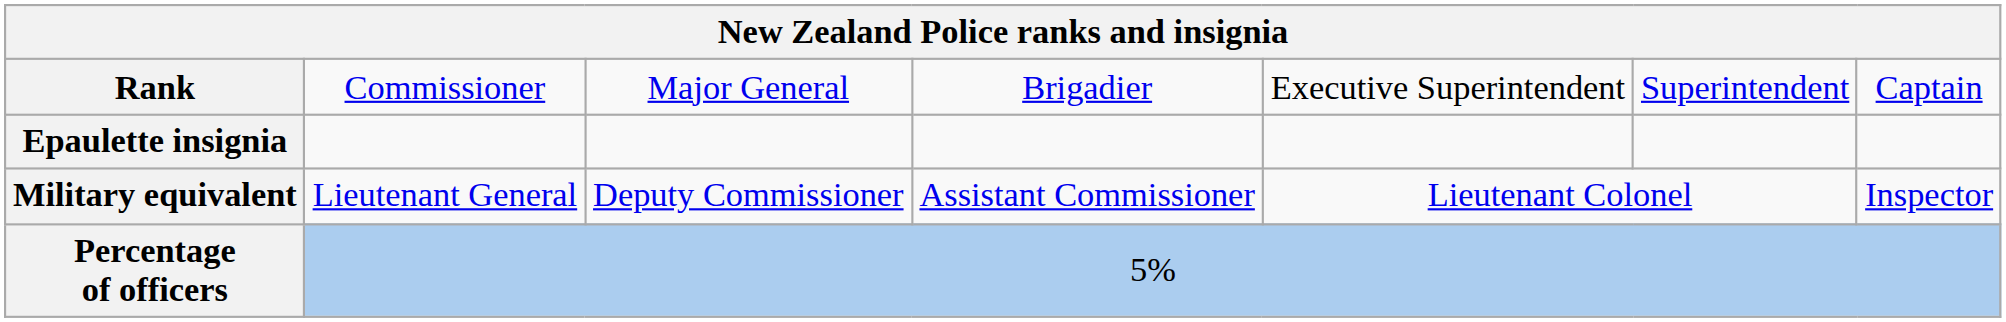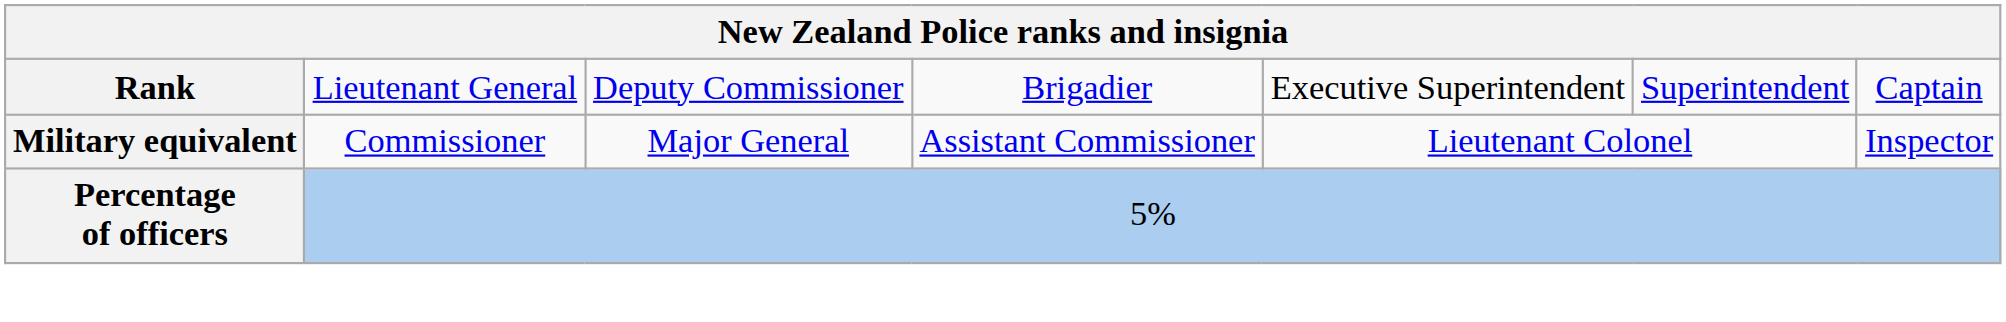(445, 86) Commissioner -> (445, 86) Lieutenant General
(748, 86) Major General -> (748, 86) Deputy Commissioner
- row: (155, 140)
(445, 195) Lieutenant General -> (445, 140) Commissioner
(748, 195) Deputy Commissioner -> (748, 140) Major General
